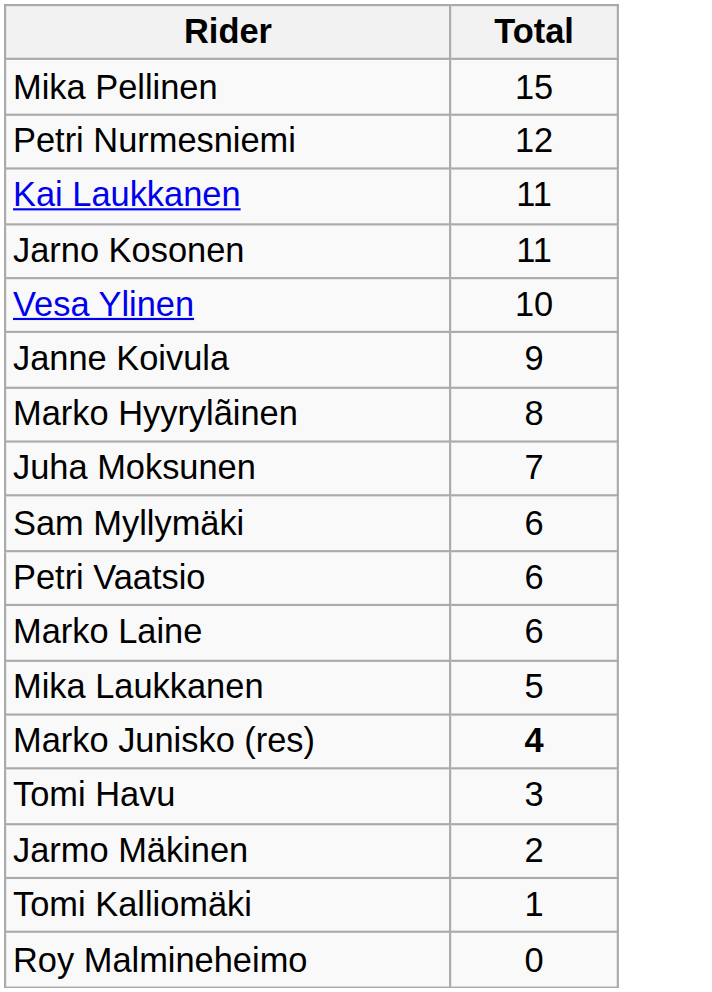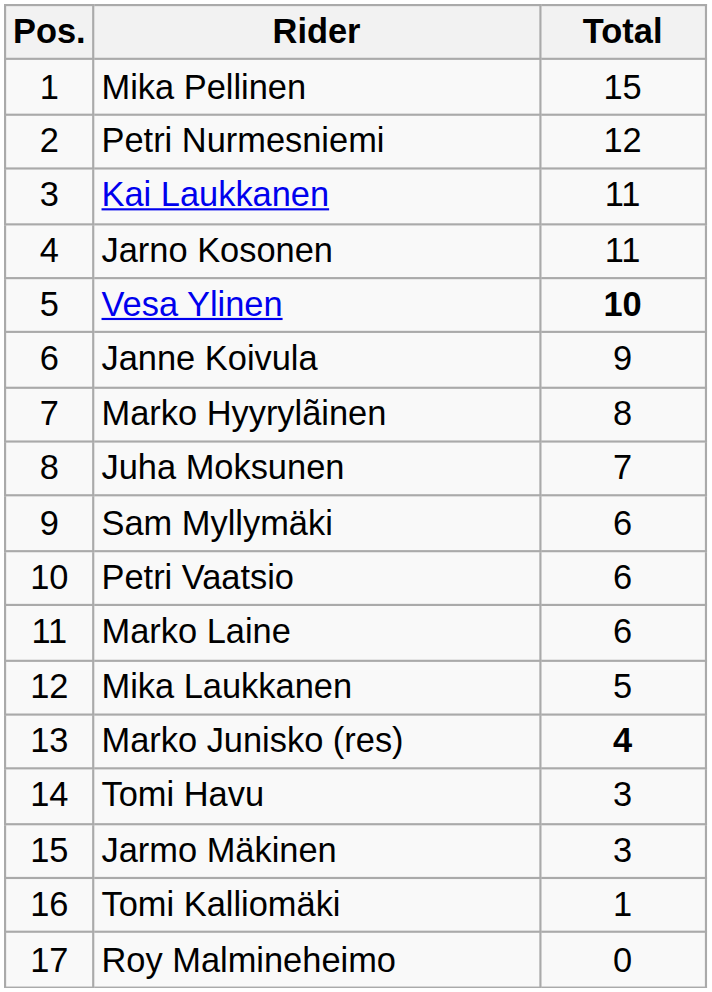+ column: (49, 31)
(534, 304) normal -> (623, 304) bold
(534, 850) 2 -> (623, 850) 3
